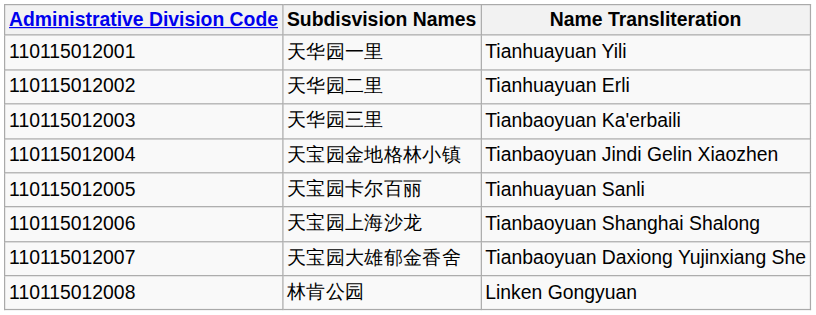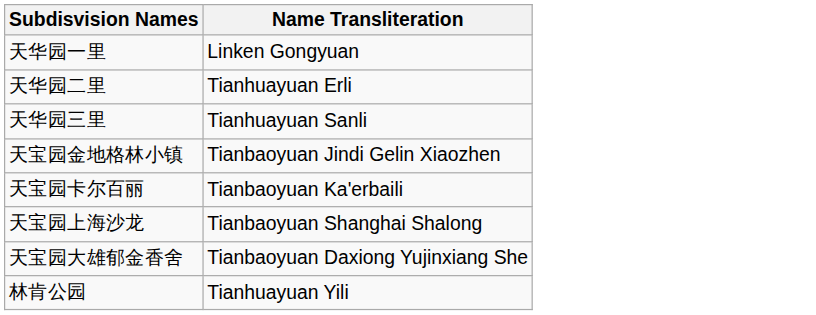- column: (144, 19)
(556, 52) Tianhuayuan Yili -> (283, 52) Linken Gongyuan
(583, 121) Tianbaoyuan Ka'erbaili -> (287, 121) Tianhuayuan Sanli
(565, 189) Tianhuayuan Sanli -> (305, 189) Tianbaoyuan Ka'erbaili
(561, 292) Linken Gongyuan -> (278, 292) Tianhuayuan Yili
